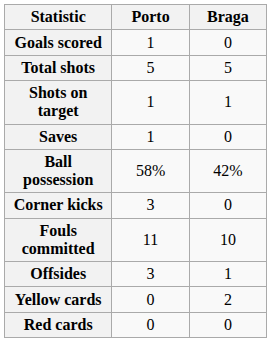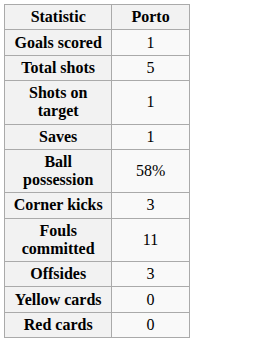- column: (228, 17)
